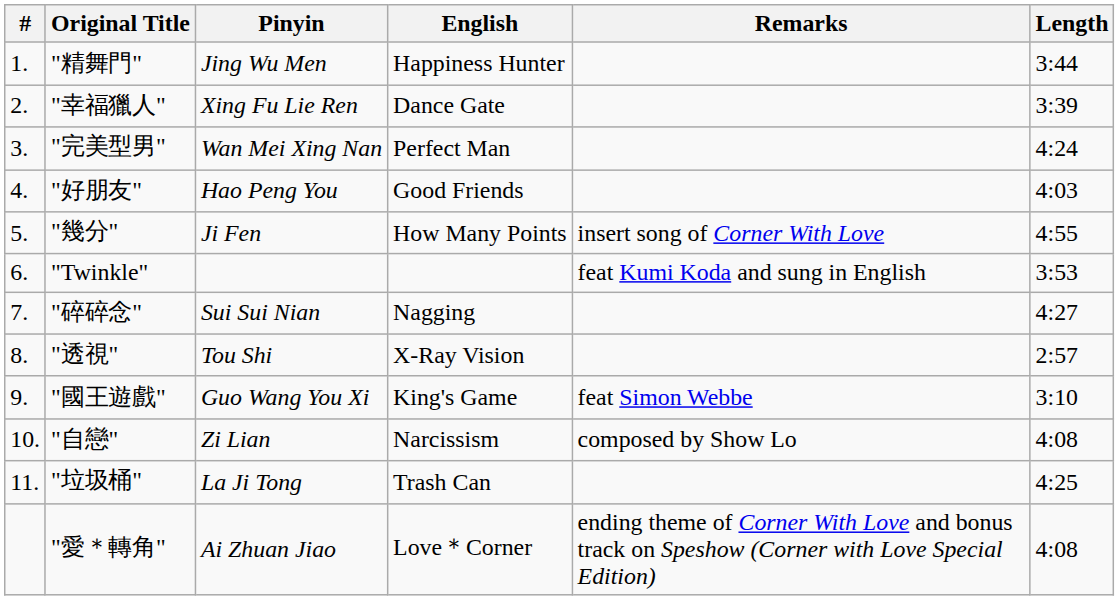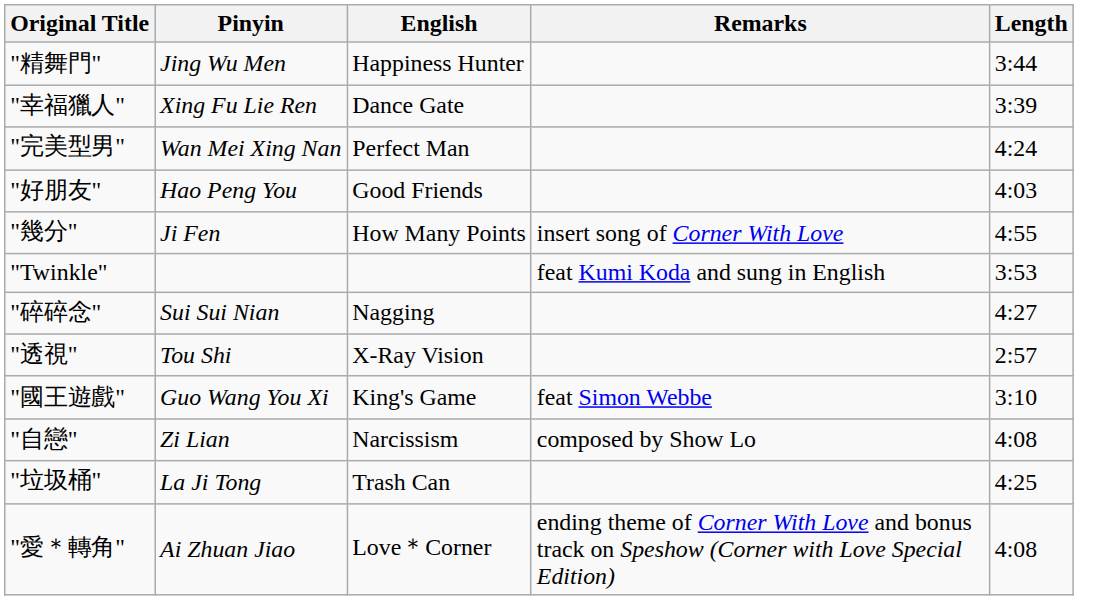- column: (25, 23)
